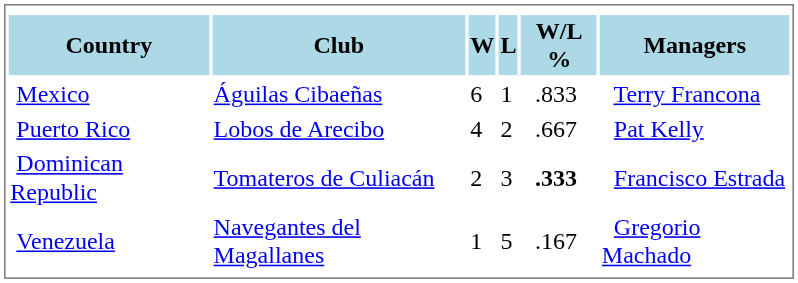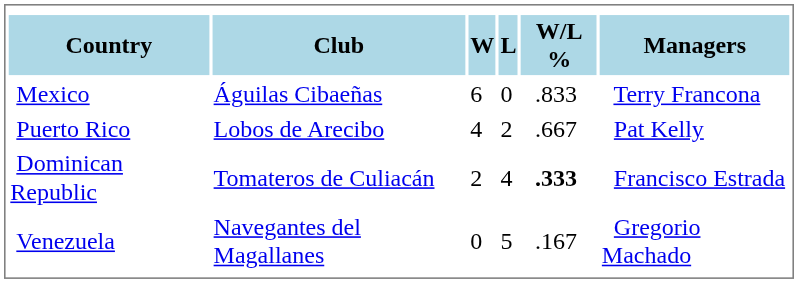(507, 93) 1 -> (507, 93) 0
(507, 177) 3 -> (507, 177) 4
(476, 240) 1 -> (476, 240) 0
